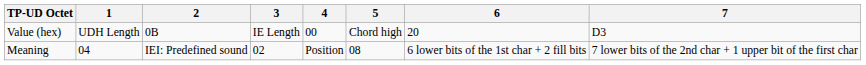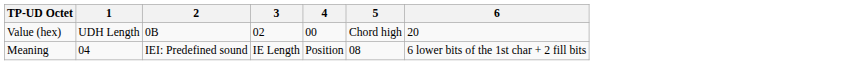- column: (725, 13)
(276, 32) IE Length -> (259, 32) 02
(259, 50) 02 -> (276, 50) IE Length
